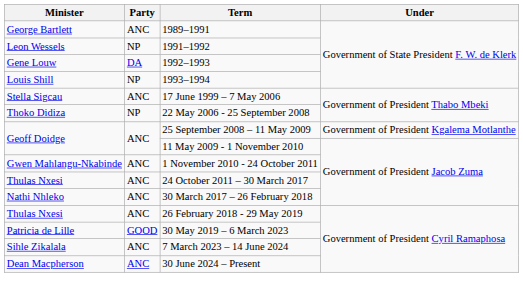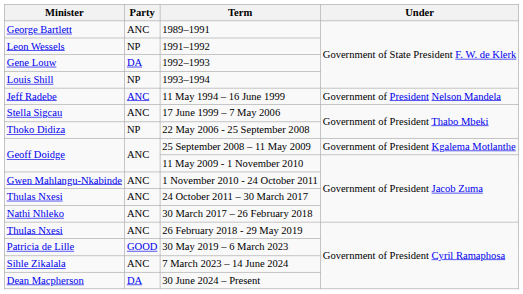+ row: (224, 96)
(138, 264) ANC -> (135, 280) DA
